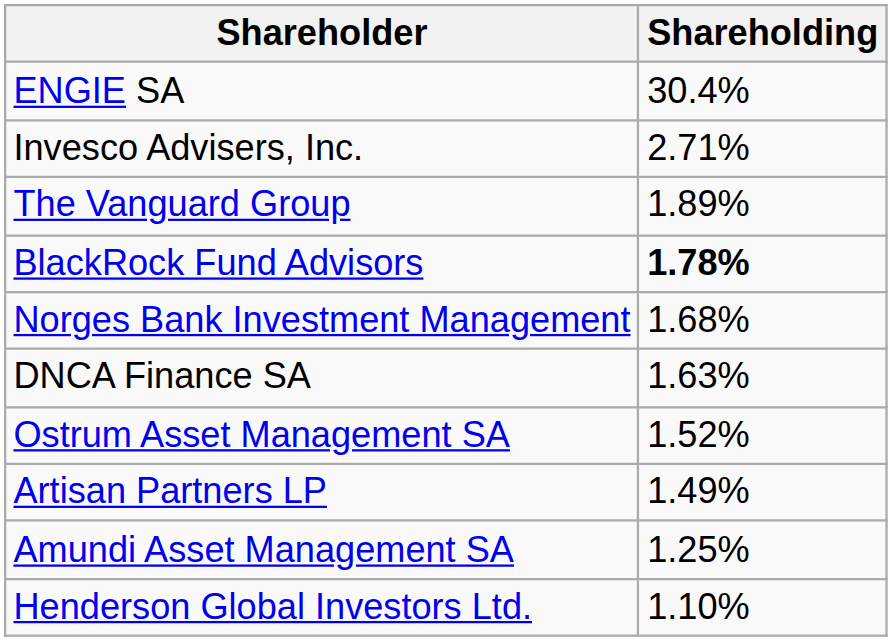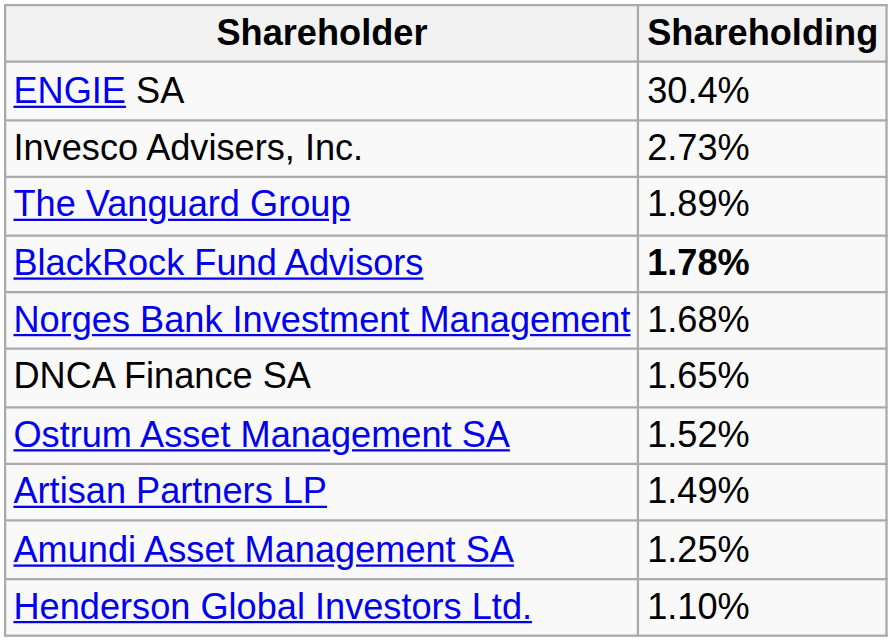(698, 147) 2.71% -> (698, 147) 2.73%
(698, 377) 1.63% -> (698, 377) 1.65%
